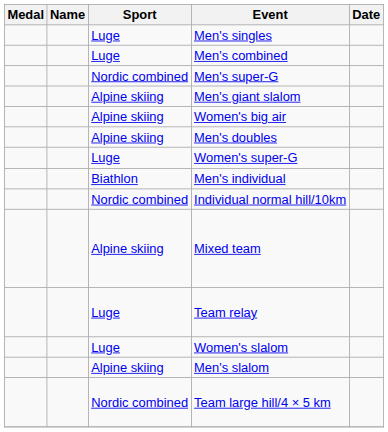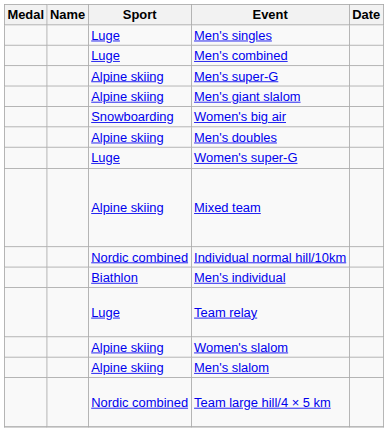(140, 76) Nordic combined -> (127, 76) Alpine skiing
(127, 117) Alpine skiing -> (132, 117) Snowboarding
rows swapped: (227, 248) <-> (240, 178)
(106, 347) Luge -> (127, 347) Alpine skiing
